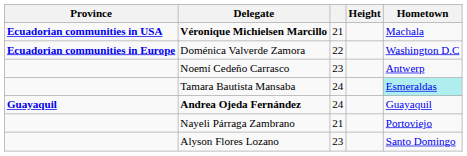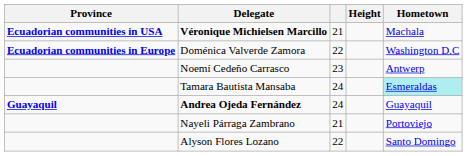(338, 141) 23 -> (338, 141) 22
